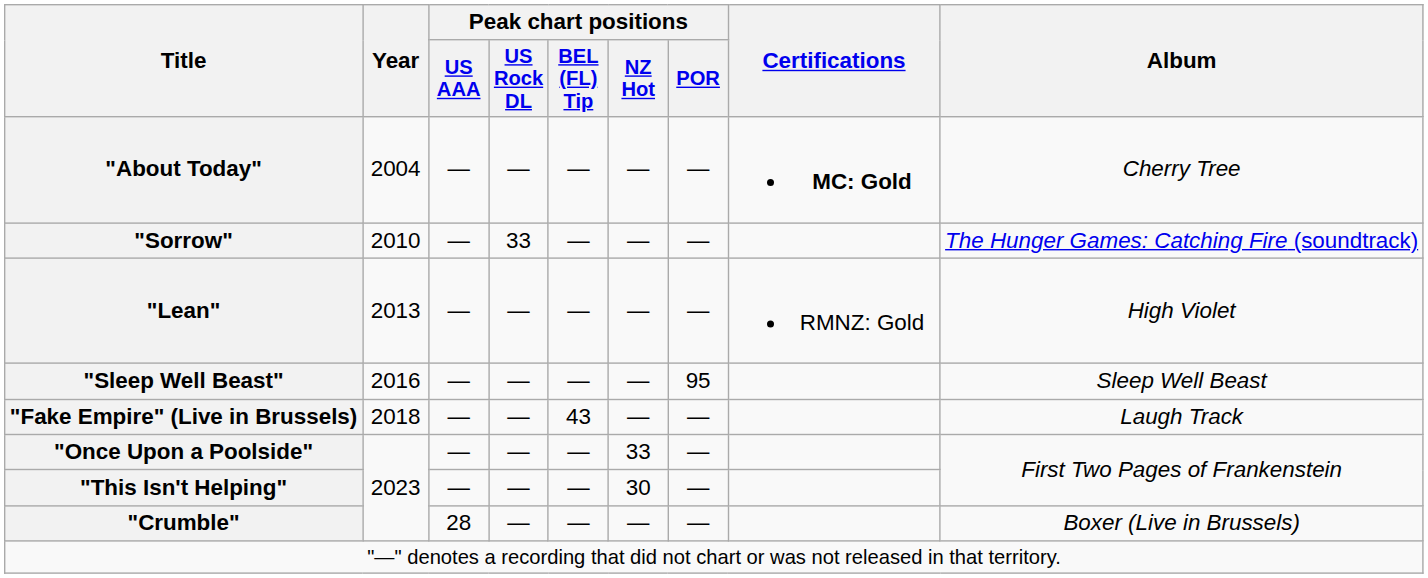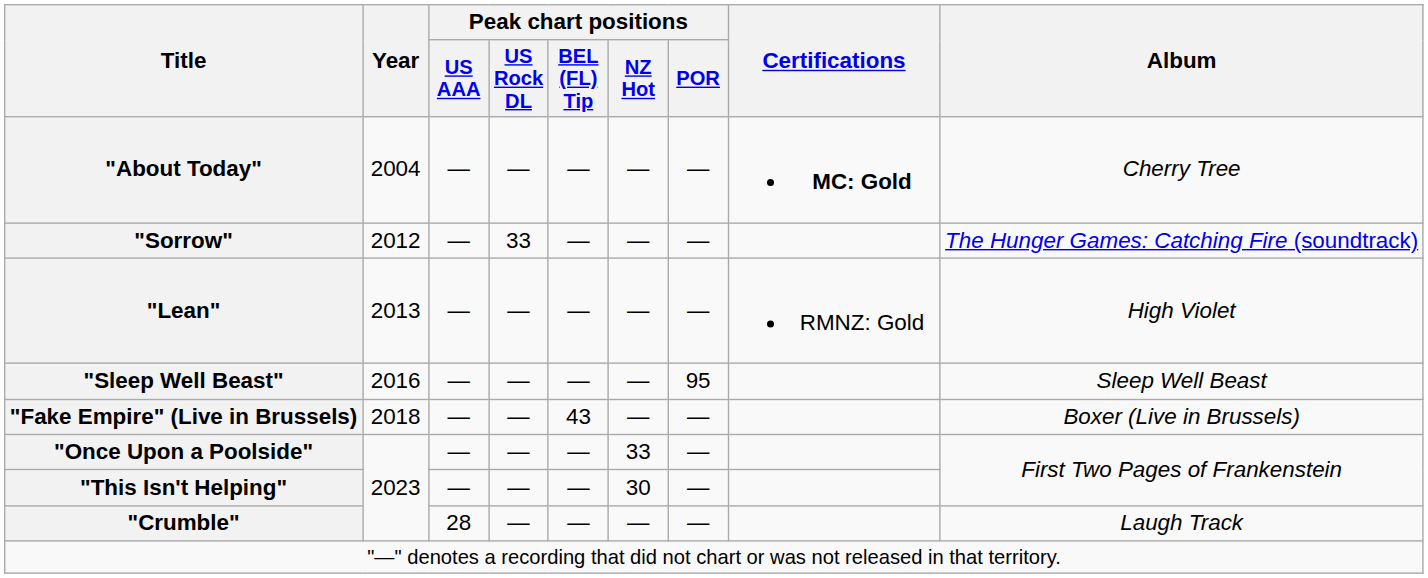(396, 239) 2010 -> (396, 239) 2012
(1182, 416) Laugh Track -> (1182, 416) Boxer (Live in Brussels)
(1182, 523) Boxer (Live in Brussels) -> (1182, 523) Laugh Track
